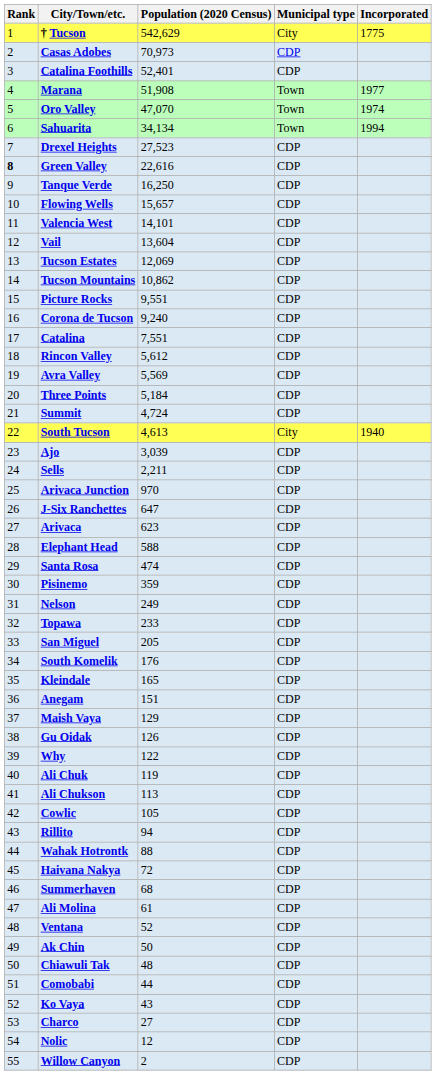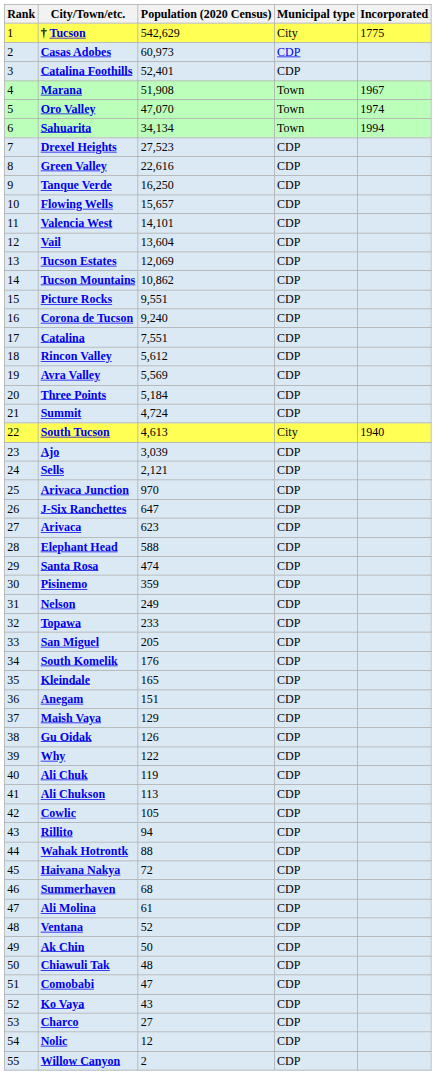(157, 52) 70,973 -> (157, 52) 60,973
(372, 90) 1977 -> (372, 90) 1967
(10, 166) bold -> (10, 166) normal
(154, 470) 2,211 -> (154, 470) 2,121
(147, 984) 44 -> (147, 984) 47
